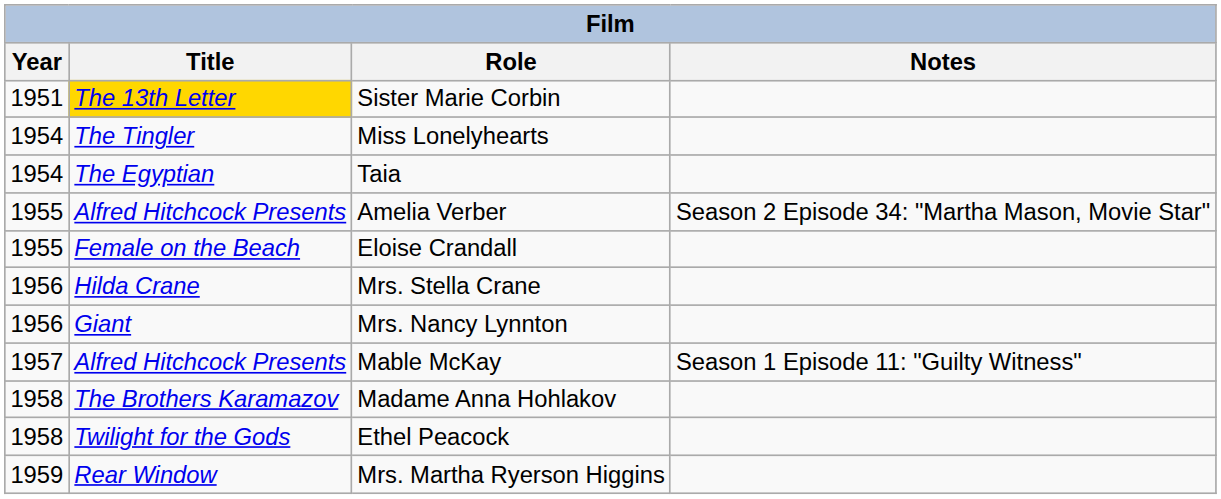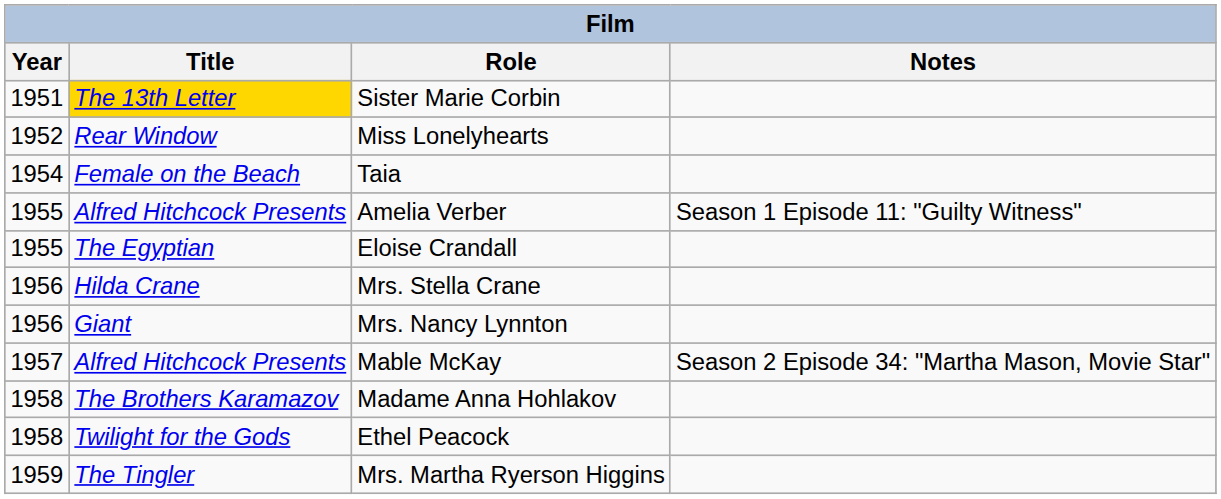(37, 137) 1954 -> (37, 137) 1952
(134, 137) The Tingler -> (146, 137) Rear Window
(144, 174) The Egyptian -> (187, 174) Female on the Beach
(943, 212) Season 2 Episode 34: "Martha Mason, Movie Star" -> (879, 212) Season 1 Episode 11: "Guilty Witness"
(187, 249) Female on the Beach -> (144, 249) The Egyptian
(879, 362) Season 1 Episode 11: "Guilty Witness" -> (943, 362) Season 2 Episode 34: "Martha Mason, Movie Star"
(146, 474) Rear Window -> (134, 474) The Tingler
